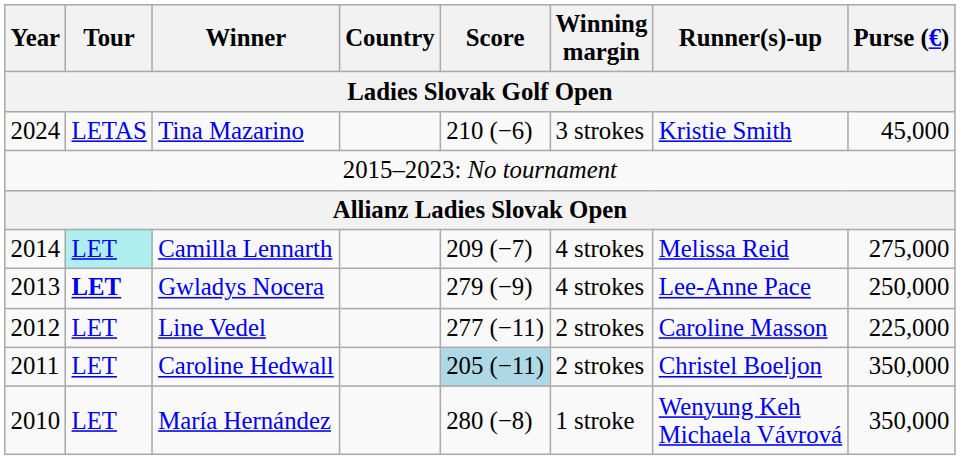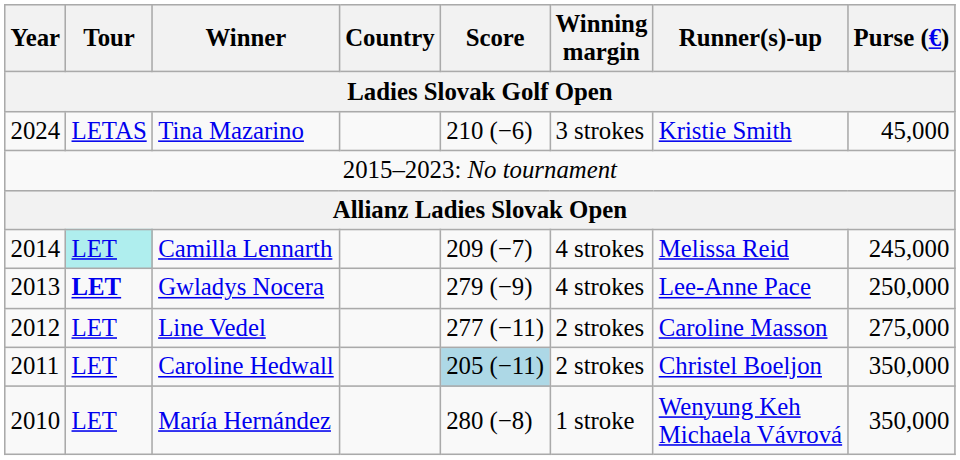(909, 248) 275,000 -> (909, 248) 245,000
(909, 327) 225,000 -> (909, 327) 275,000
